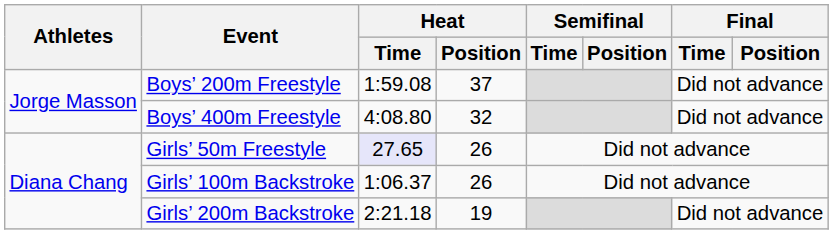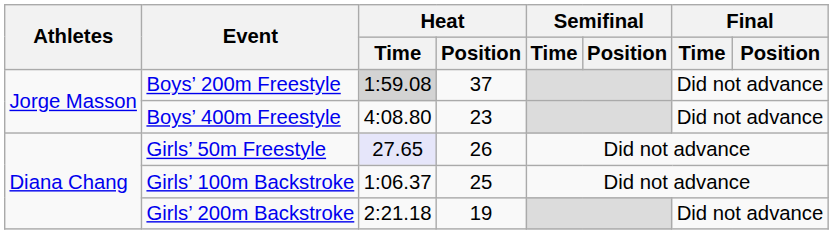(398, 85) no background -> (398, 85) lightgrey background
(481, 117) 32 -> (481, 117) 23
(481, 182) 26 -> (481, 182) 25
